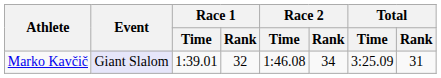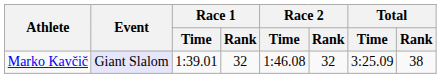(328, 62) 34 -> (328, 62) 32
(416, 62) 31 -> (416, 62) 38
